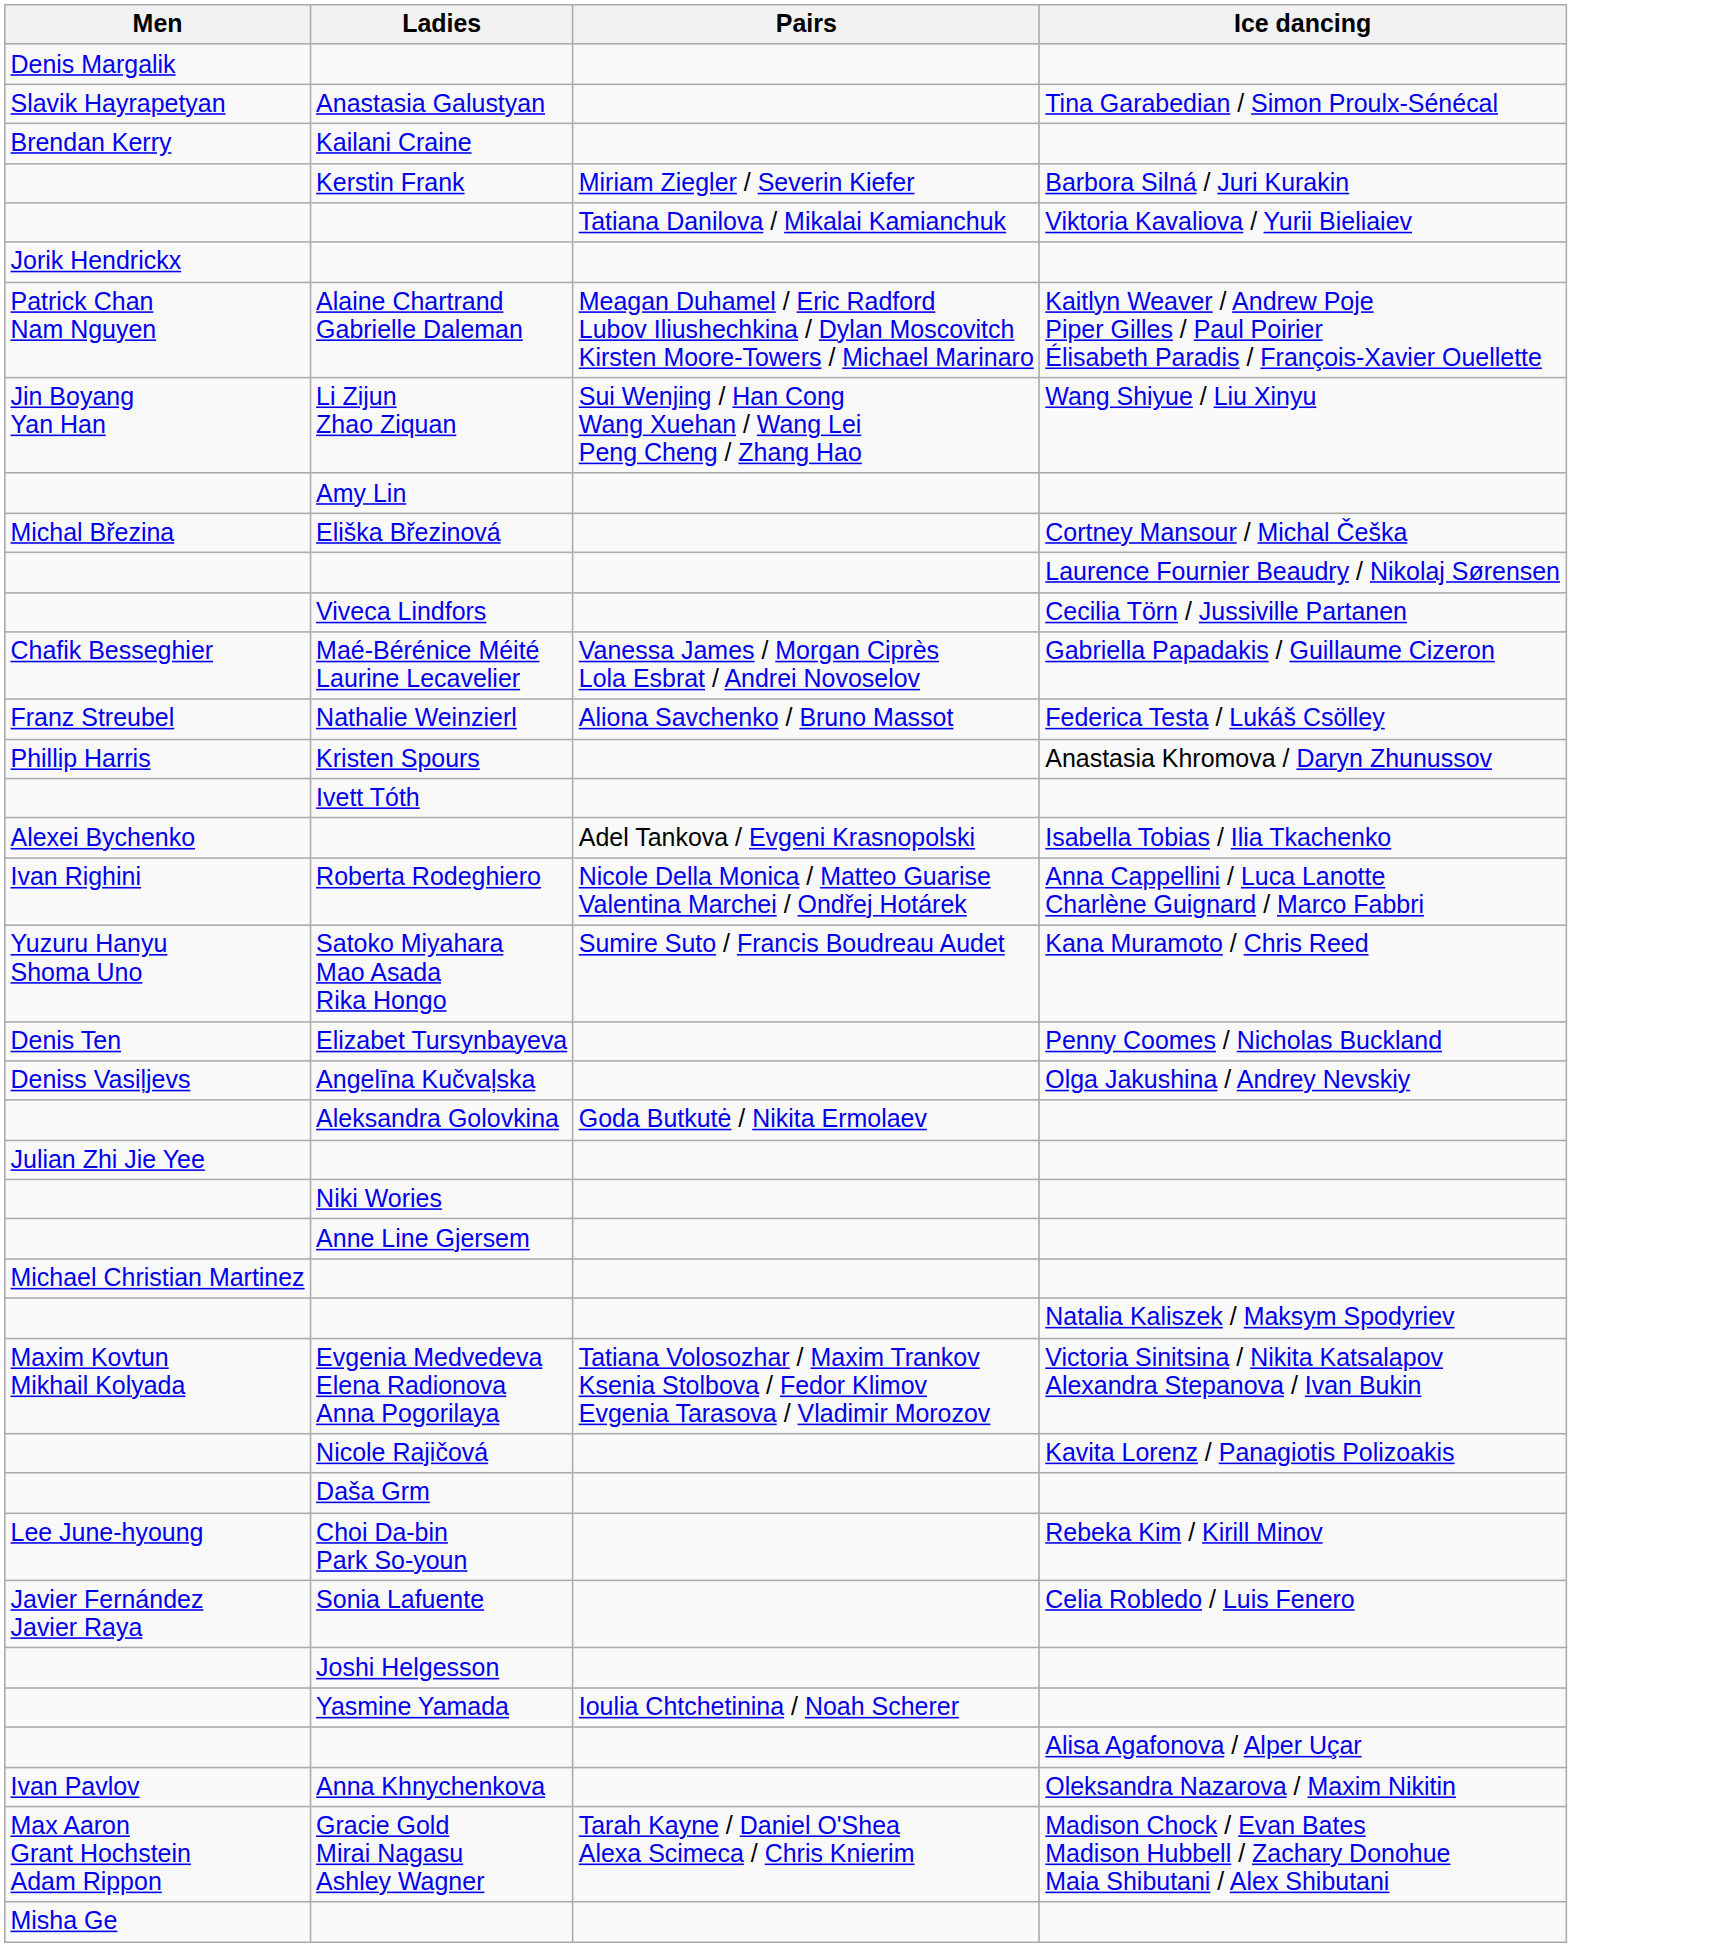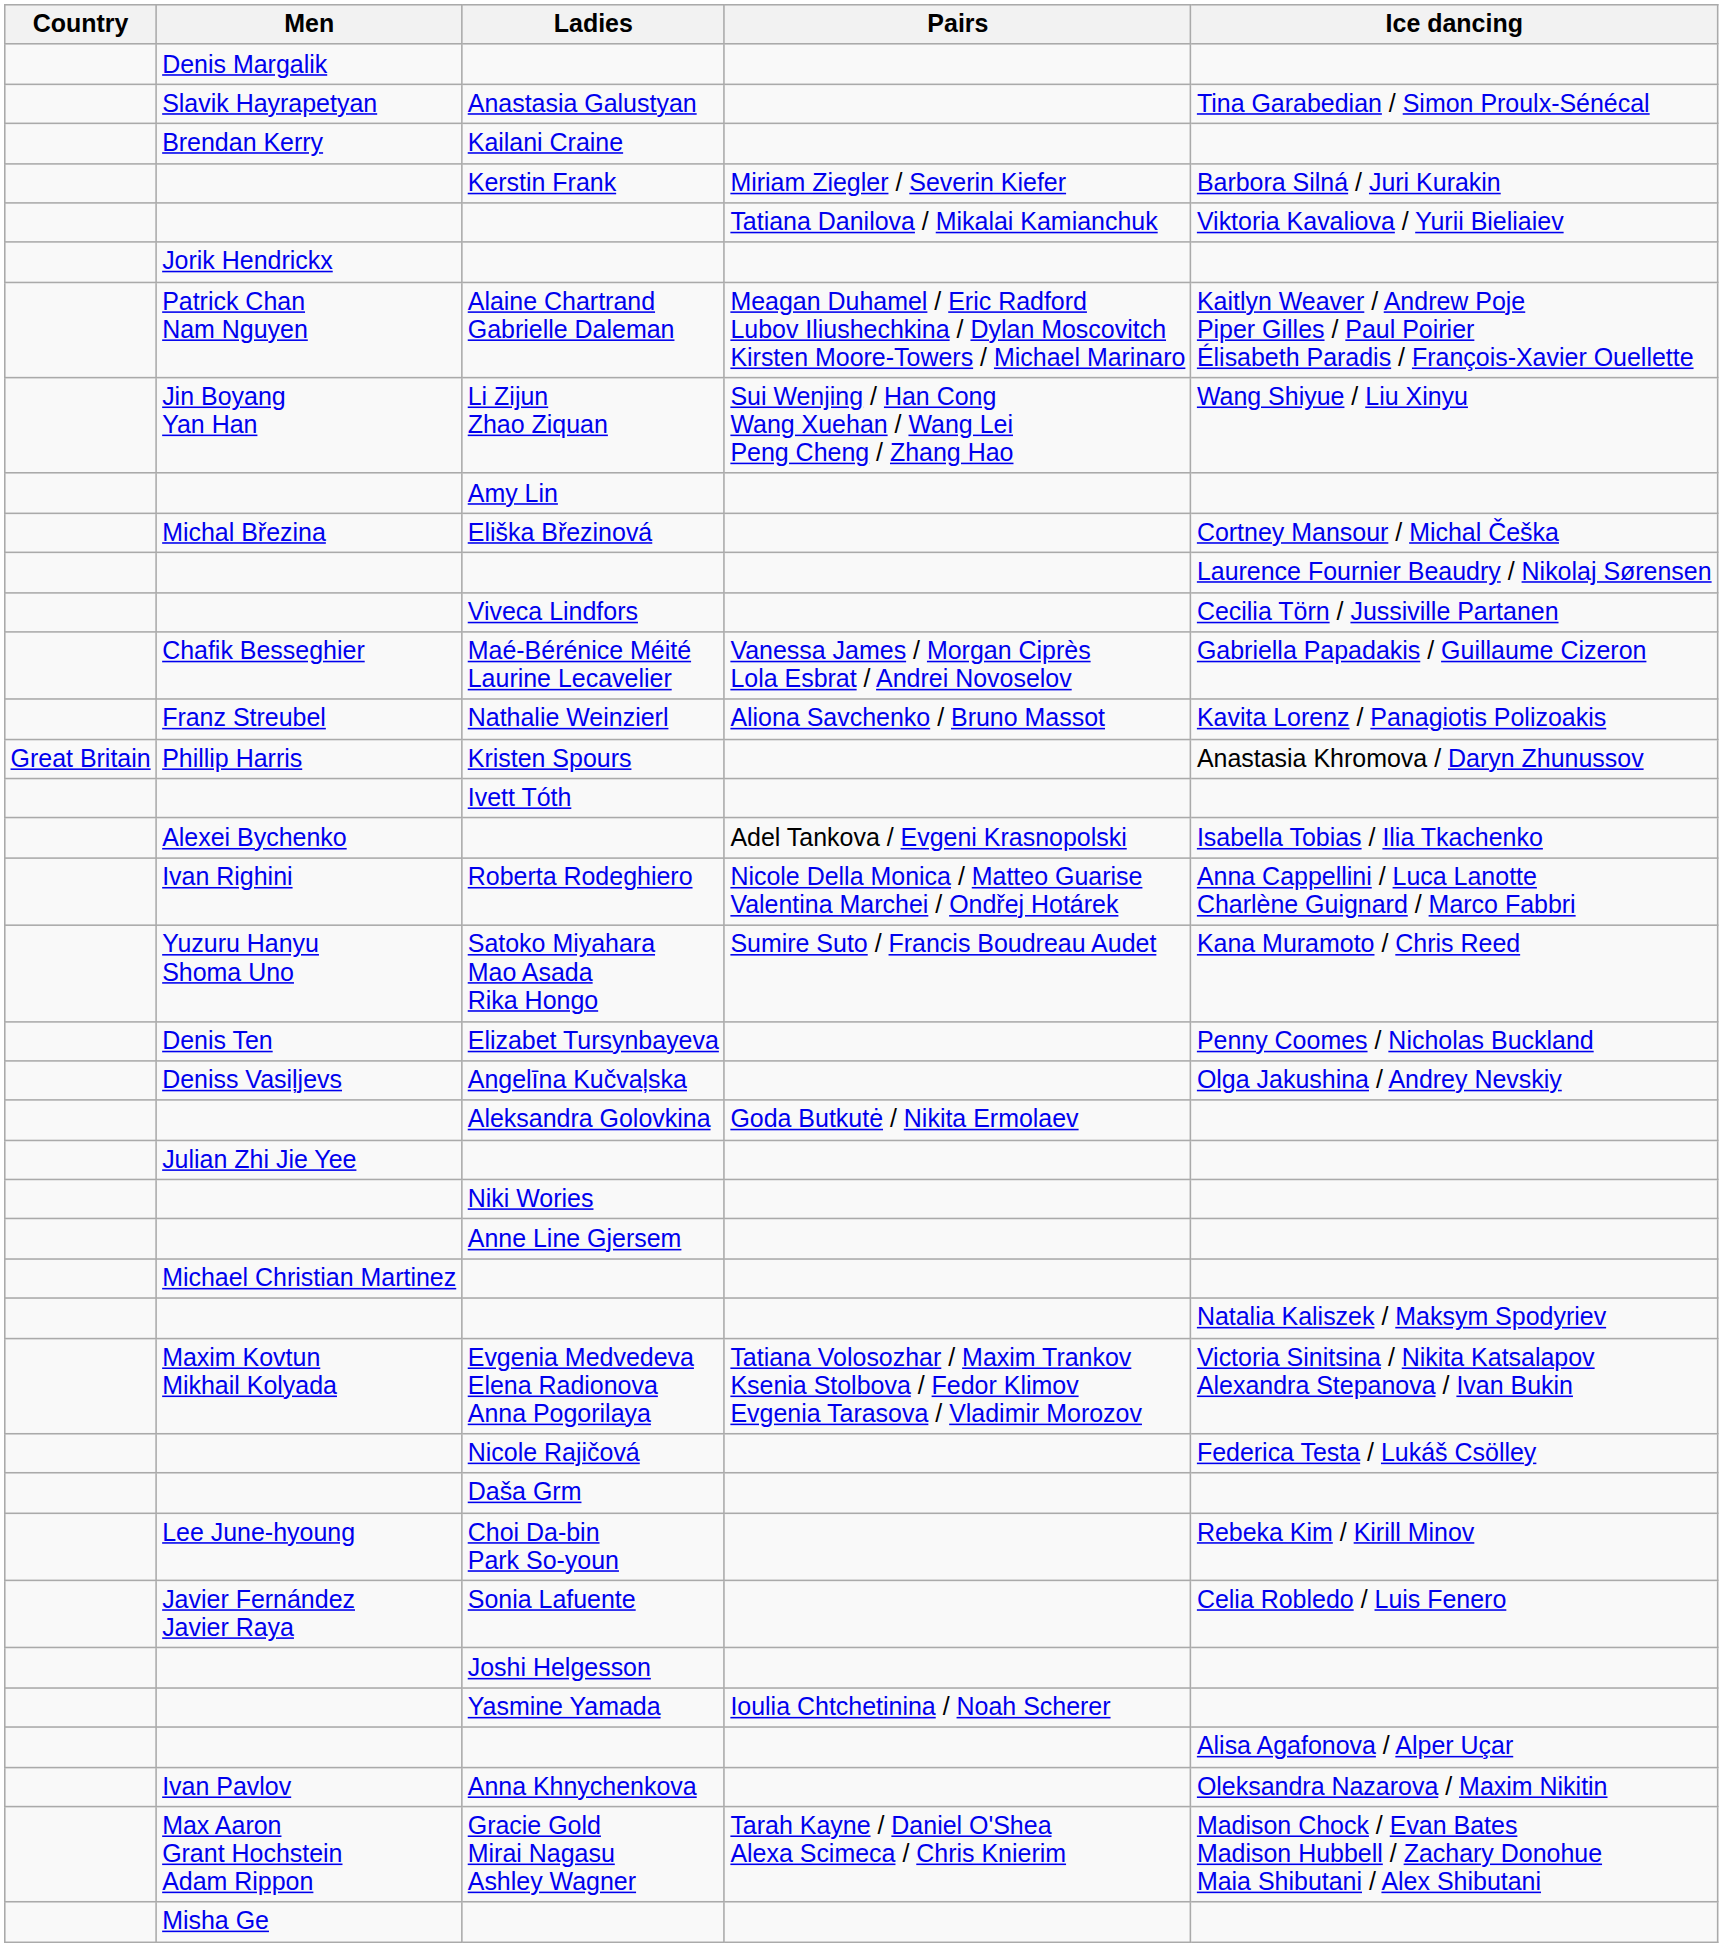+ column: (81, 24)
(1215, 718) Federica Testa / Lukáš Csölley -> (1402, 718) Kavita Lorenz / Panagiotis Polizoakis
(1250, 1453) Kavita Lorenz / Panagiotis Polizoakis -> (1367, 1453) Federica Testa / Lukáš Csölley
